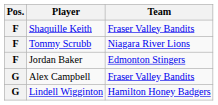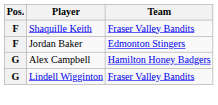- row: (60, 44)
(151, 76) Fraser Valley Bandits -> (159, 60) Hamilton Honey Badgers
(159, 92) Hamilton Honey Badgers -> (151, 76) Fraser Valley Bandits
